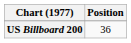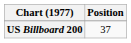(106, 29) 36 -> (106, 29) 37
